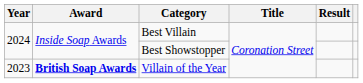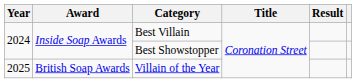(19, 68) 2023 -> (19, 68) 2025
(86, 68) bold -> (83, 68) normal
